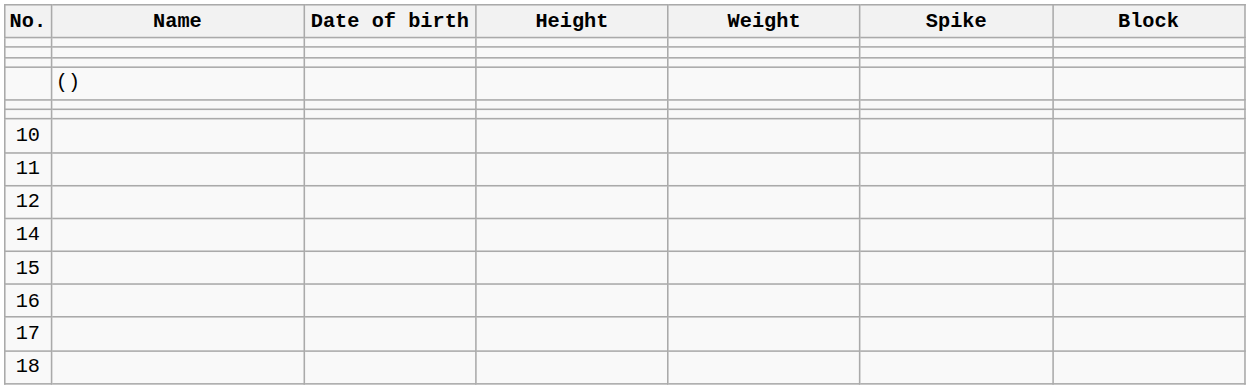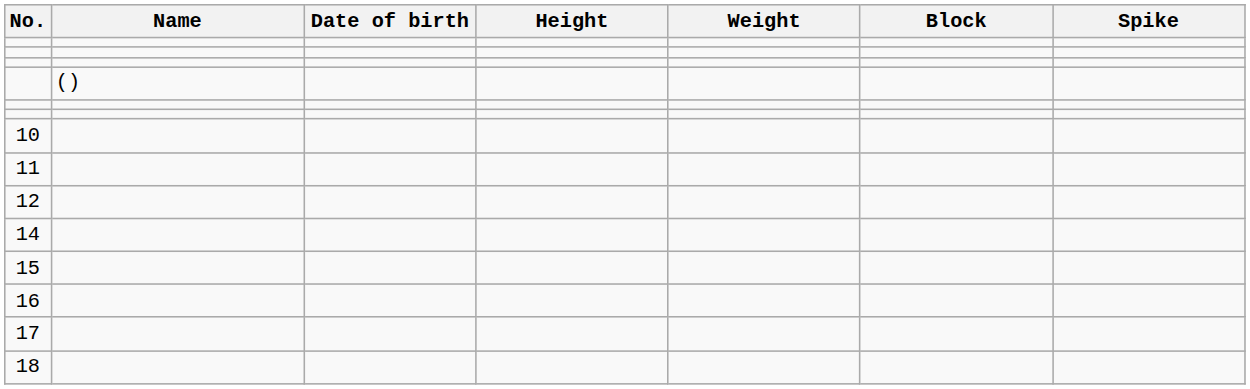columns swapped: (956, 21) <-> (1148, 21)
